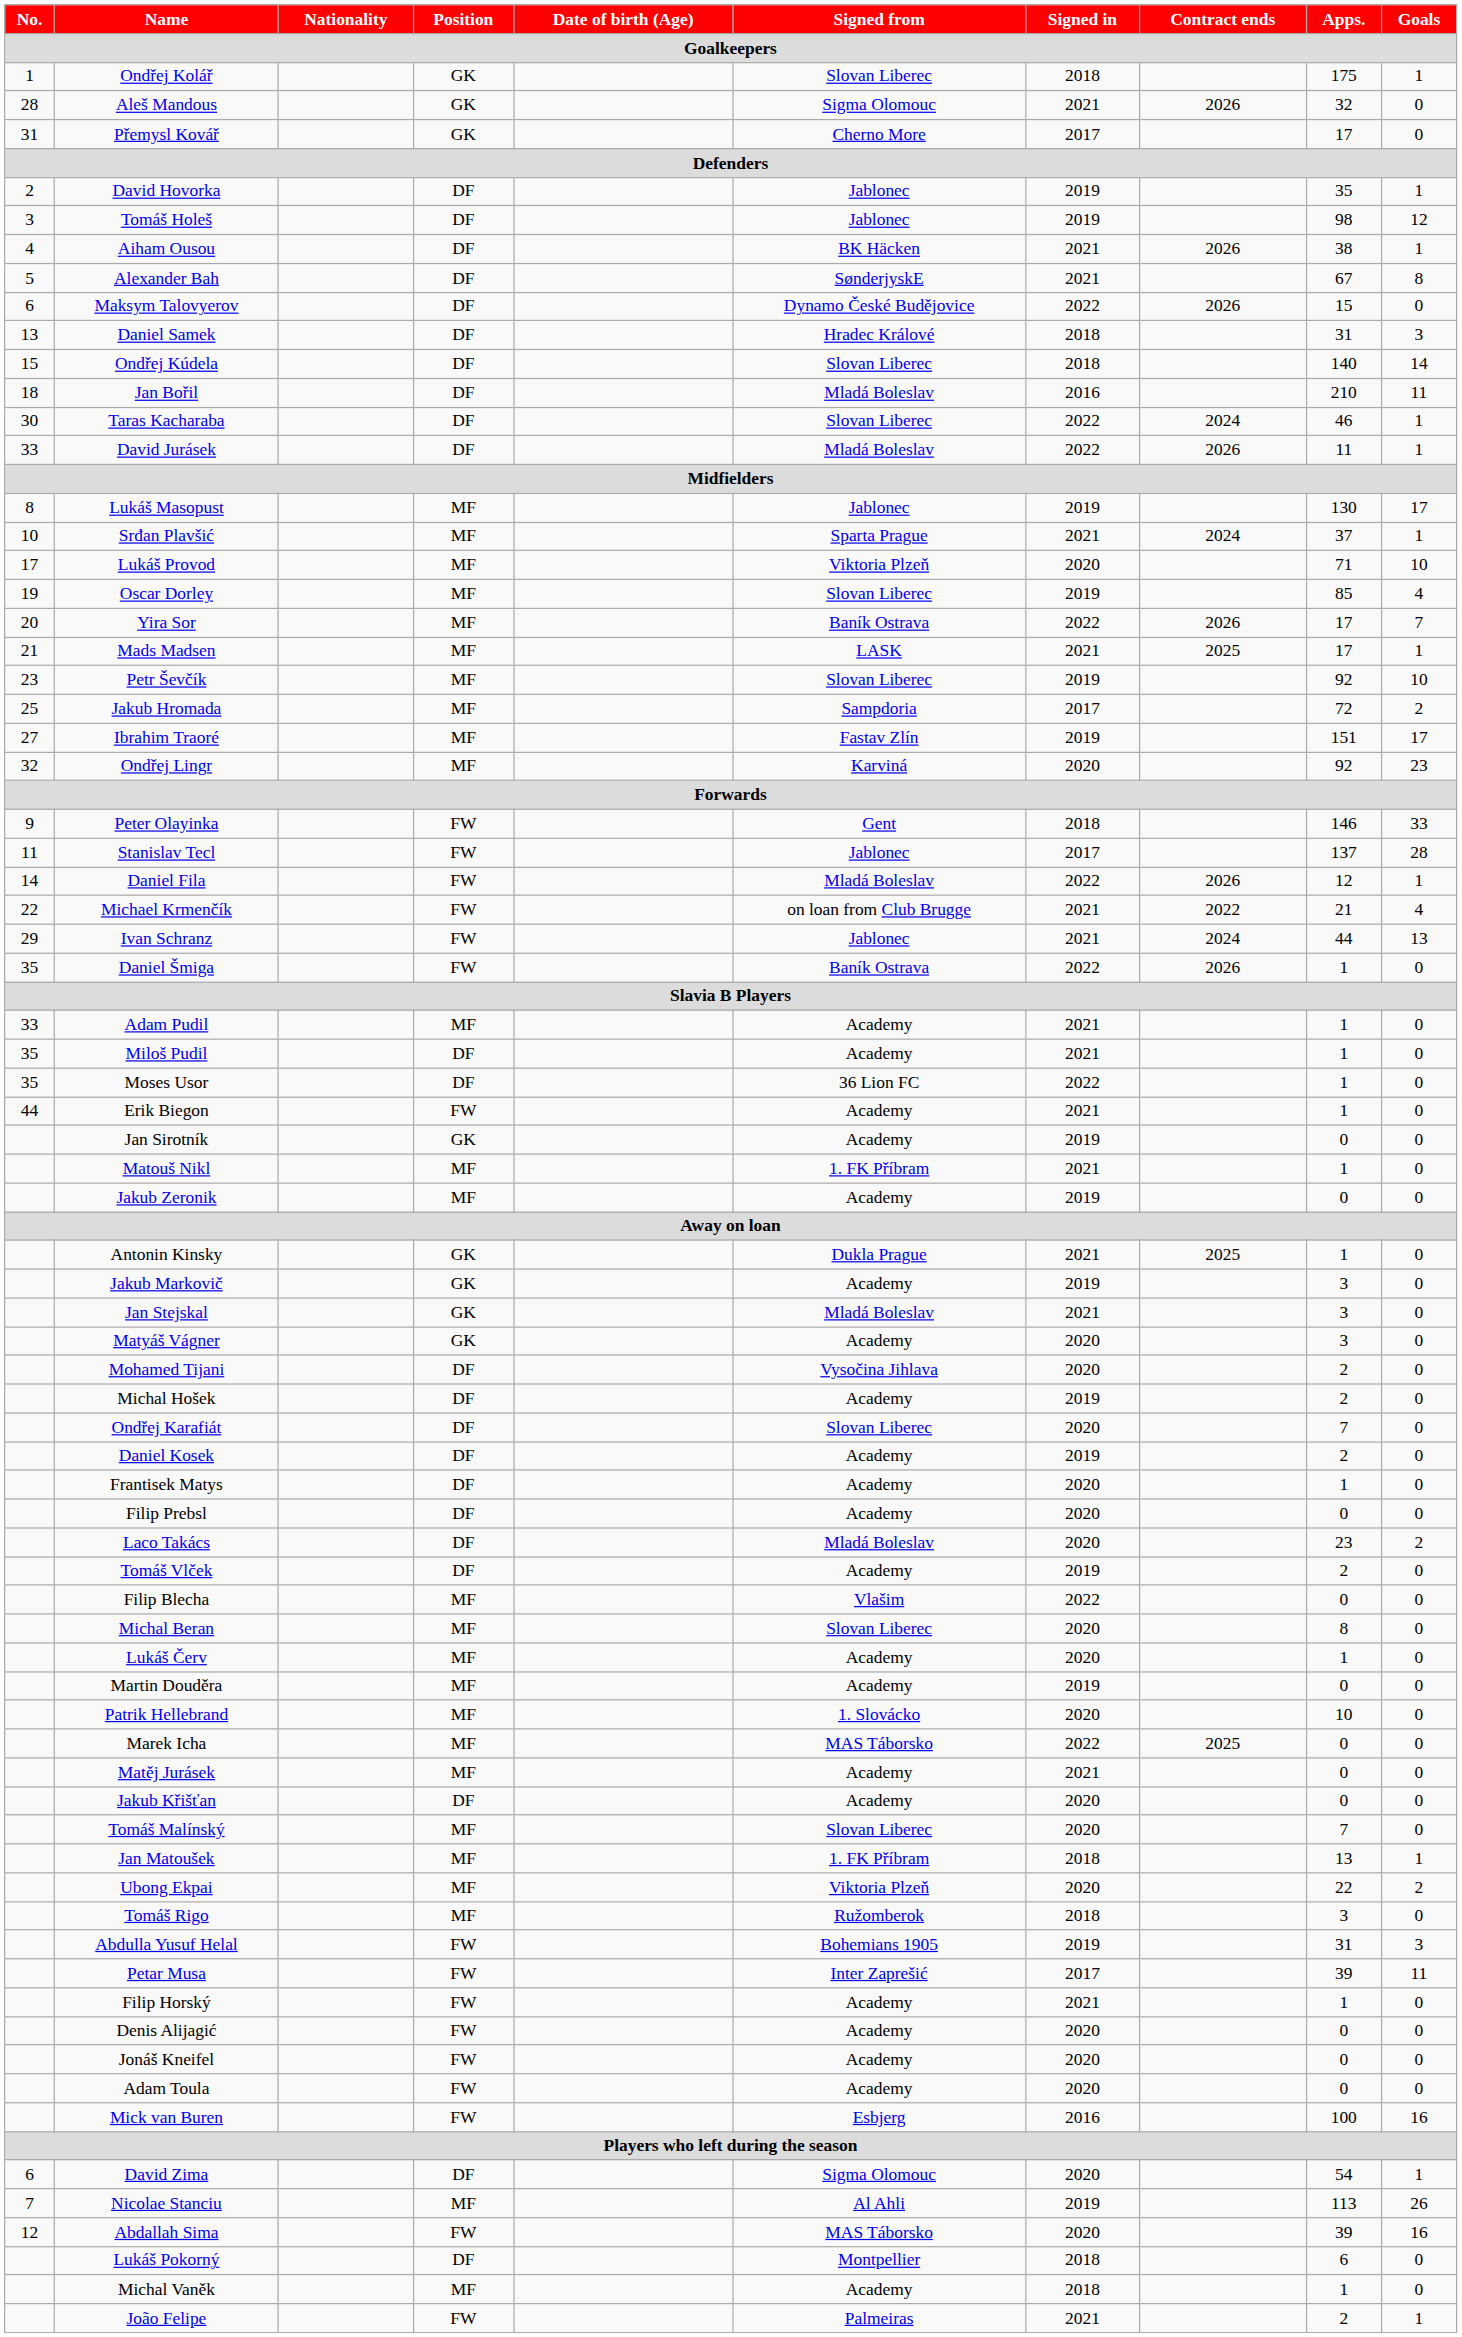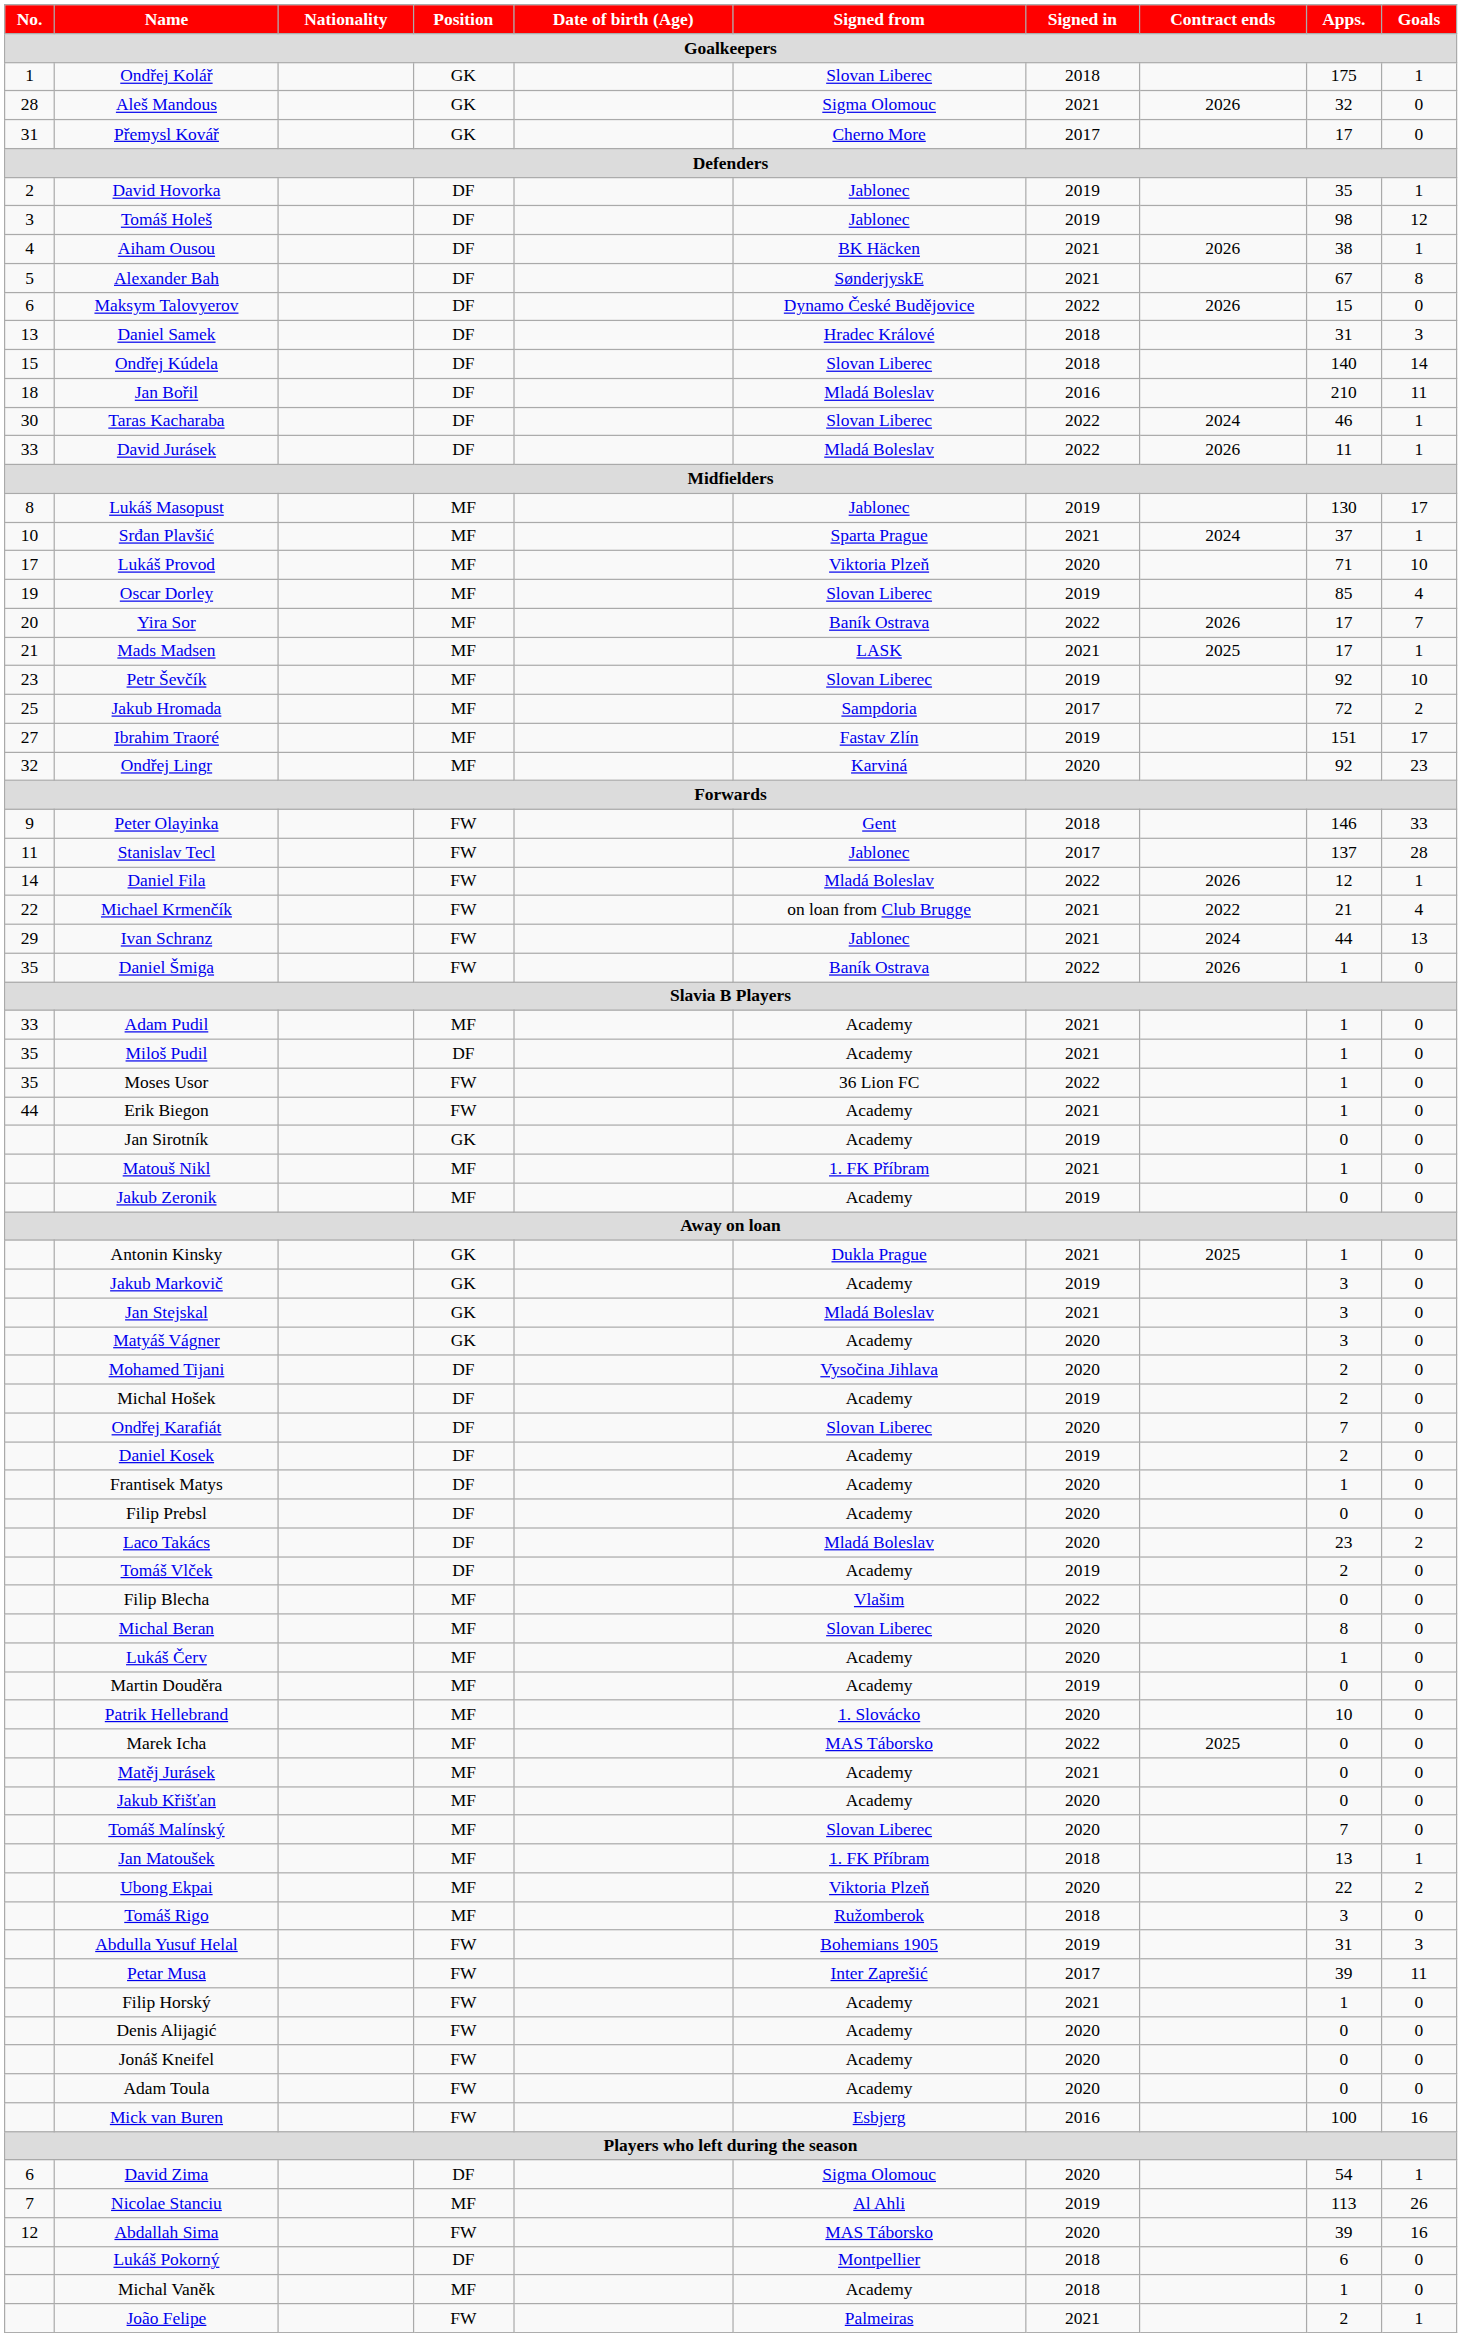(463, 1082) DF -> (463, 1082) FW
(463, 1800) DF -> (463, 1800) MF
